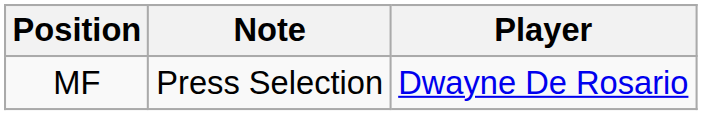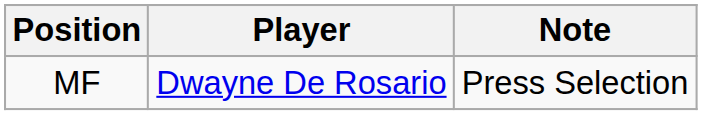columns swapped: (543, 30) <-> (270, 30)
